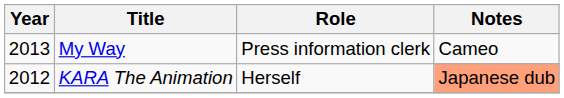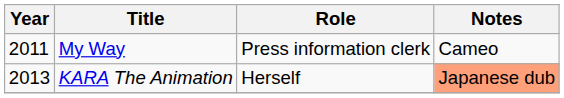(30, 48) 2013 -> (29, 48) 2011
(30, 78) 2012 -> (30, 78) 2013
